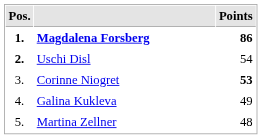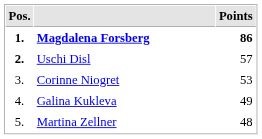(246, 59) 54 -> (246, 59) 57
(246, 80) bold -> (246, 80) normal
